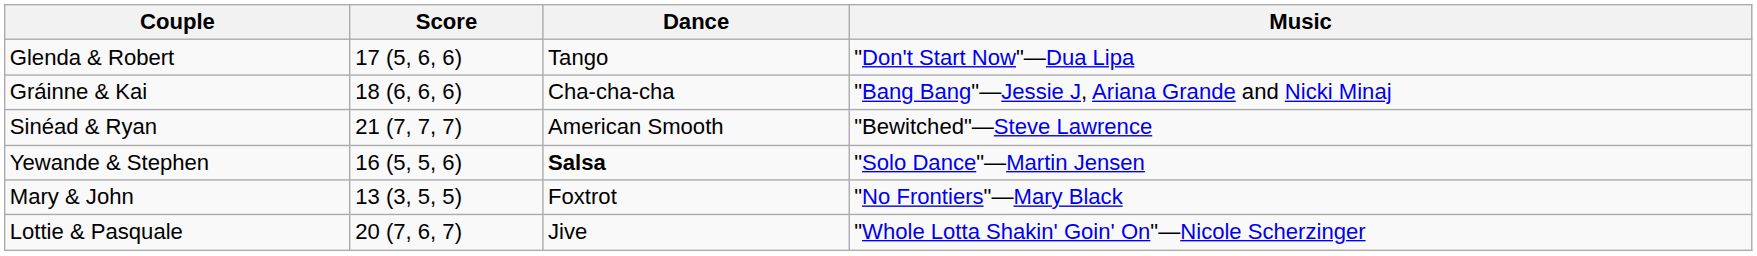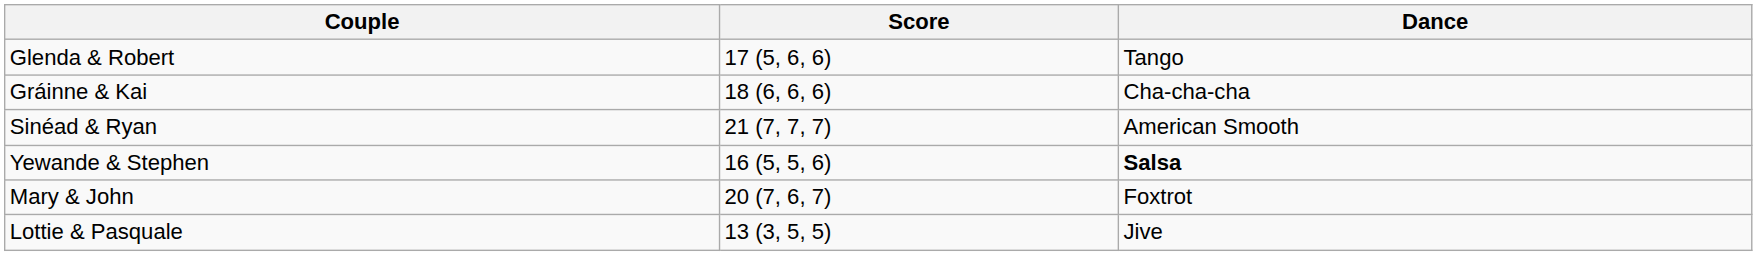- column: (1301, 22)
(409, 197) 13 (3, 5, 5) -> (778, 197) 20 (7, 6, 7)
(409, 232) 20 (7, 6, 7) -> (778, 232) 13 (3, 5, 5)
